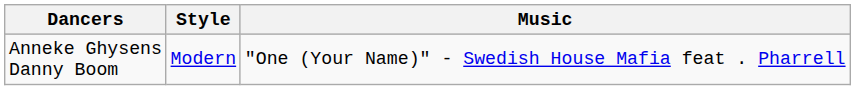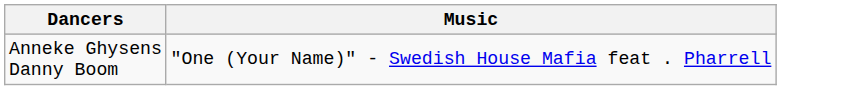- column: (203, 20)
